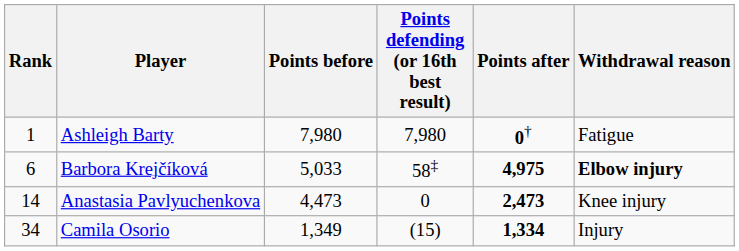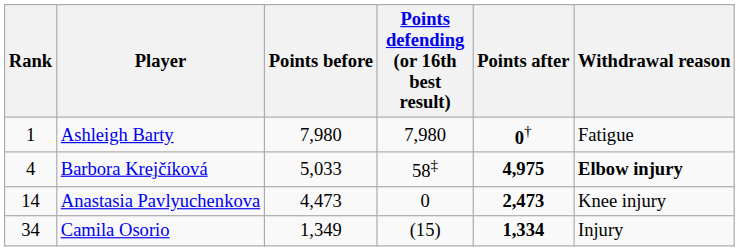(31, 169) 6 -> (31, 169) 4
